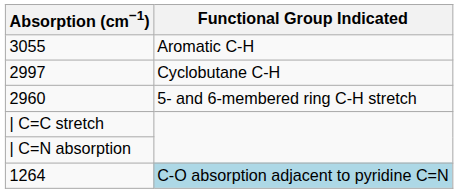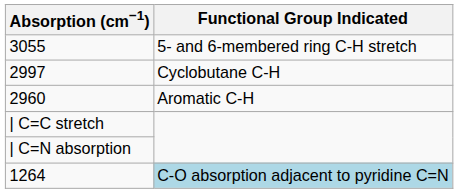(206, 47) Aromatic C-H -> (287, 47) 5- and 6-membered ring C-H stretch
(287, 98) 5- and 6-membered ring C-H stretch -> (206, 98) Aromatic C-H
